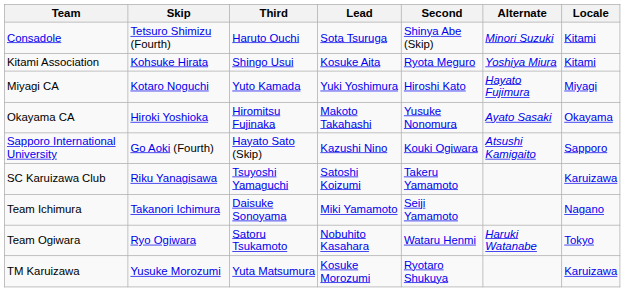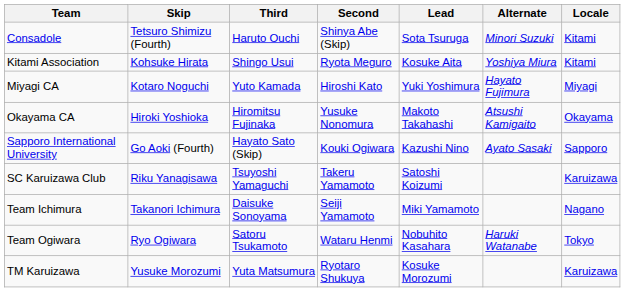columns swapped: (442, 13) <-> (359, 13)
(518, 117) Ayato Sasaki -> (511, 117) Atsushi Kamigaito
(511, 148) Atsushi Kamigaito -> (518, 148) Ayato Sasaki
